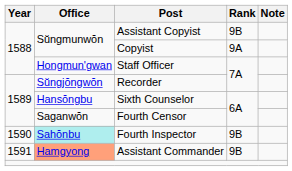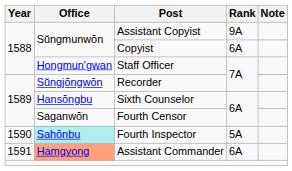(236, 31) 9B -> (236, 31) 9A
(236, 48) 9A -> (236, 48) 6A
(236, 134) 9B -> (236, 134) 5A
(236, 152) 9B -> (236, 152) 6A
